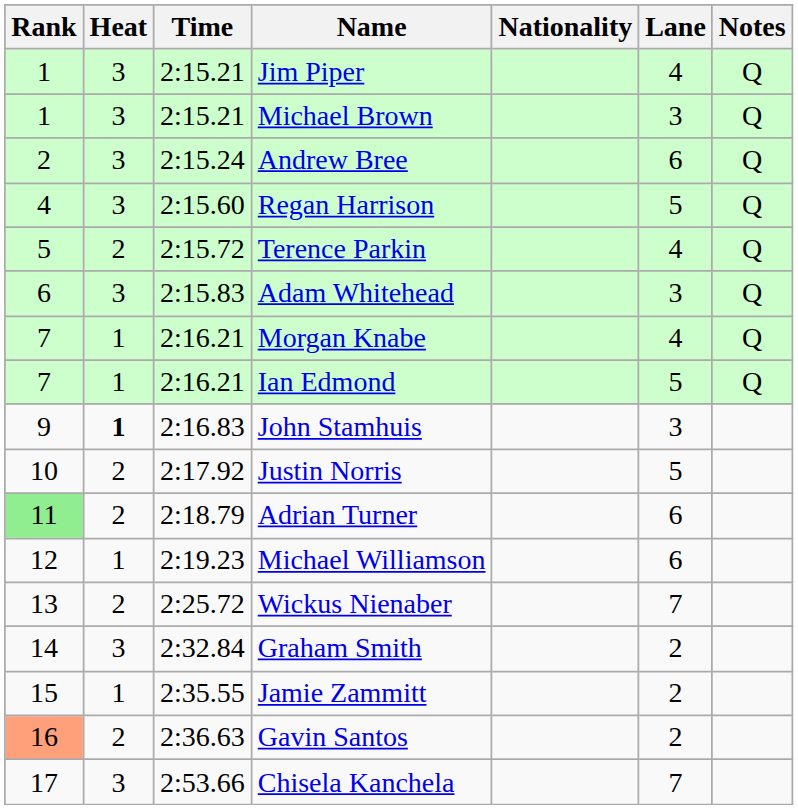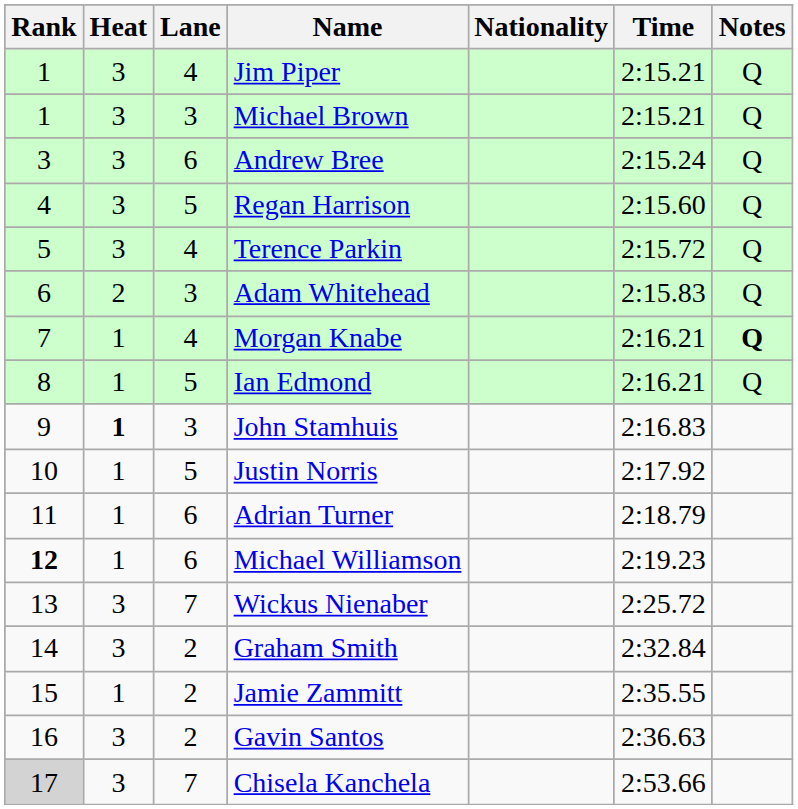columns swapped: (675, 26) <-> (202, 26)
(44, 159) 2 -> (44, 159) 3
(118, 248) 2 -> (118, 248) 3
(118, 293) 3 -> (118, 293) 2
(752, 337) normal -> (752, 337) bold
(44, 381) 7 -> (44, 381) 8
(118, 470) 2 -> (118, 470) 1
(44, 515) lightgreen background -> (44, 515) no background
(118, 515) 2 -> (118, 515) 1
(44, 559) normal -> (44, 559) bold
(118, 603) 2 -> (118, 603) 3
(44, 737) lightsalmon background -> (44, 737) no background
(118, 737) 2 -> (118, 737) 3
(44, 781) no background -> (44, 781) lightgrey background
